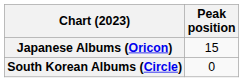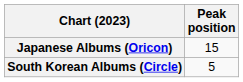(212, 67) 0 -> (212, 67) 5
